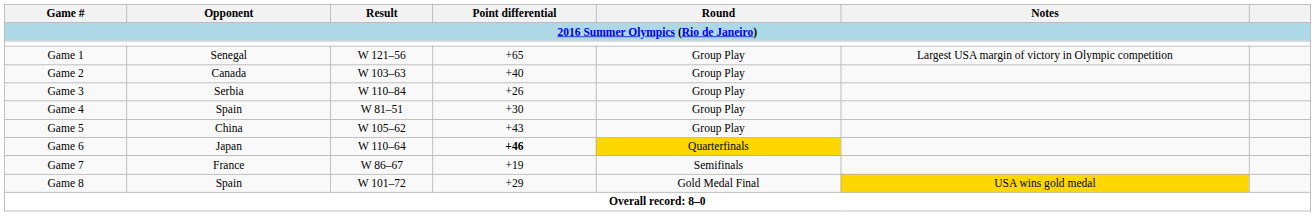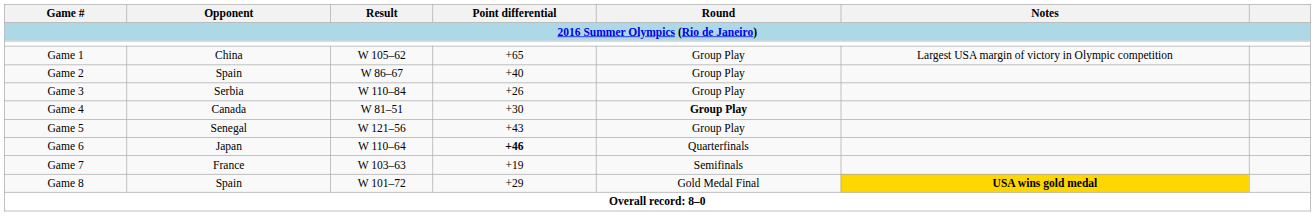(229, 55) Senegal -> (229, 55) China
(382, 55) W 121–56 -> (382, 55) W 105–62
(229, 73) Canada -> (229, 73) Spain
(382, 73) W 103–63 -> (382, 73) W 86–67
(229, 110) Spain -> (229, 110) Canada
(718, 110) normal -> (718, 110) bold
(229, 128) China -> (229, 128) Senegal
(382, 128) W 105–62 -> (382, 128) W 121–56
(718, 146) gold background -> (718, 146) no background
(382, 165) W 86–67 -> (382, 165) W 103–63
(1045, 183) normal -> (1045, 183) bold
